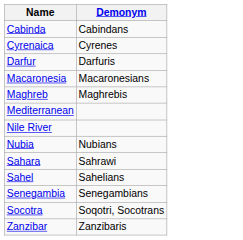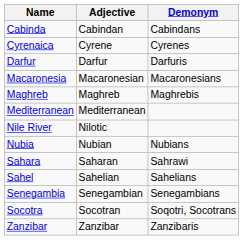+ column: (112, 12)
